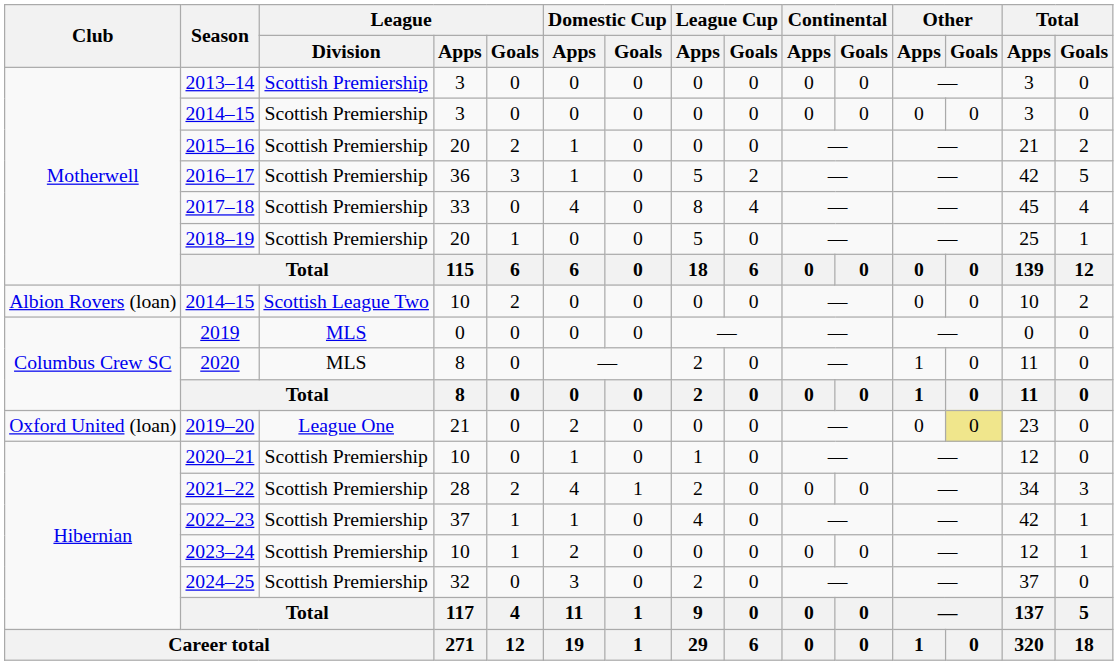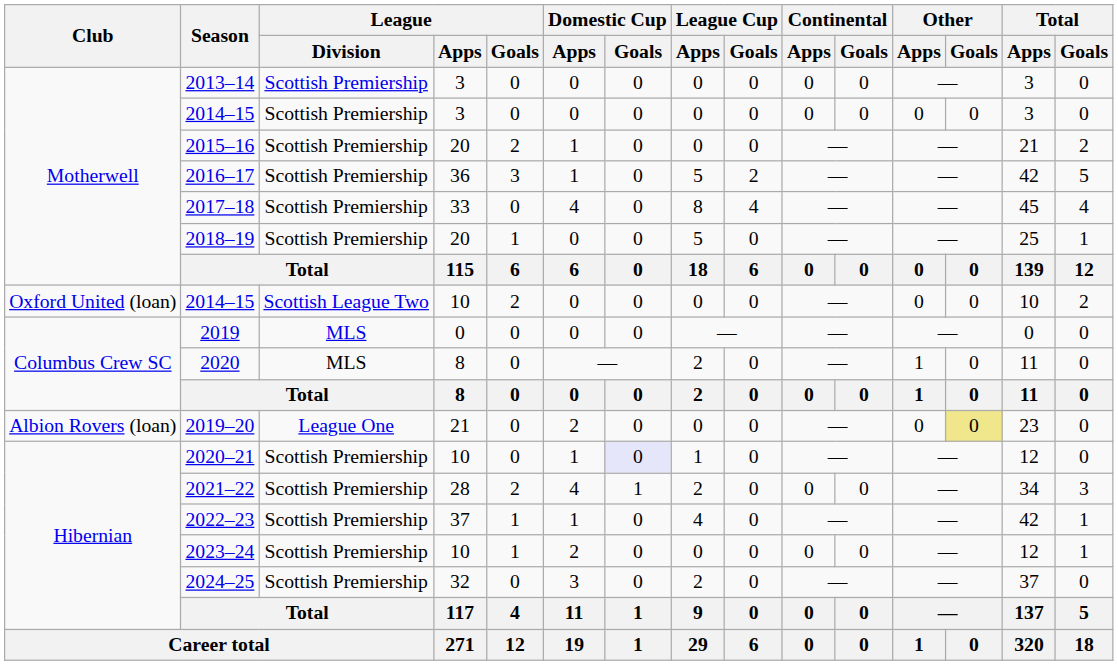(93, 301) Albion Rovers (loan) -> (93, 301) Oxford United (loan)
(93, 425) Oxford United (loan) -> (93, 425) Albion Rovers (loan)
(638, 457) no background -> (638, 457) lavender background
